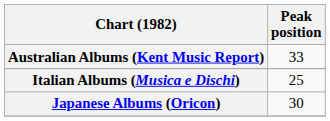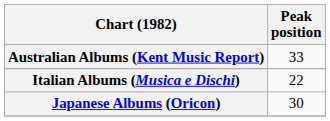(296, 80) 25 -> (296, 80) 22
